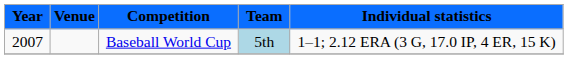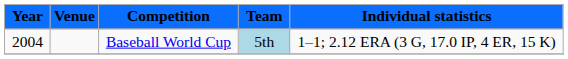(27, 41) 2007 -> (27, 41) 2004
